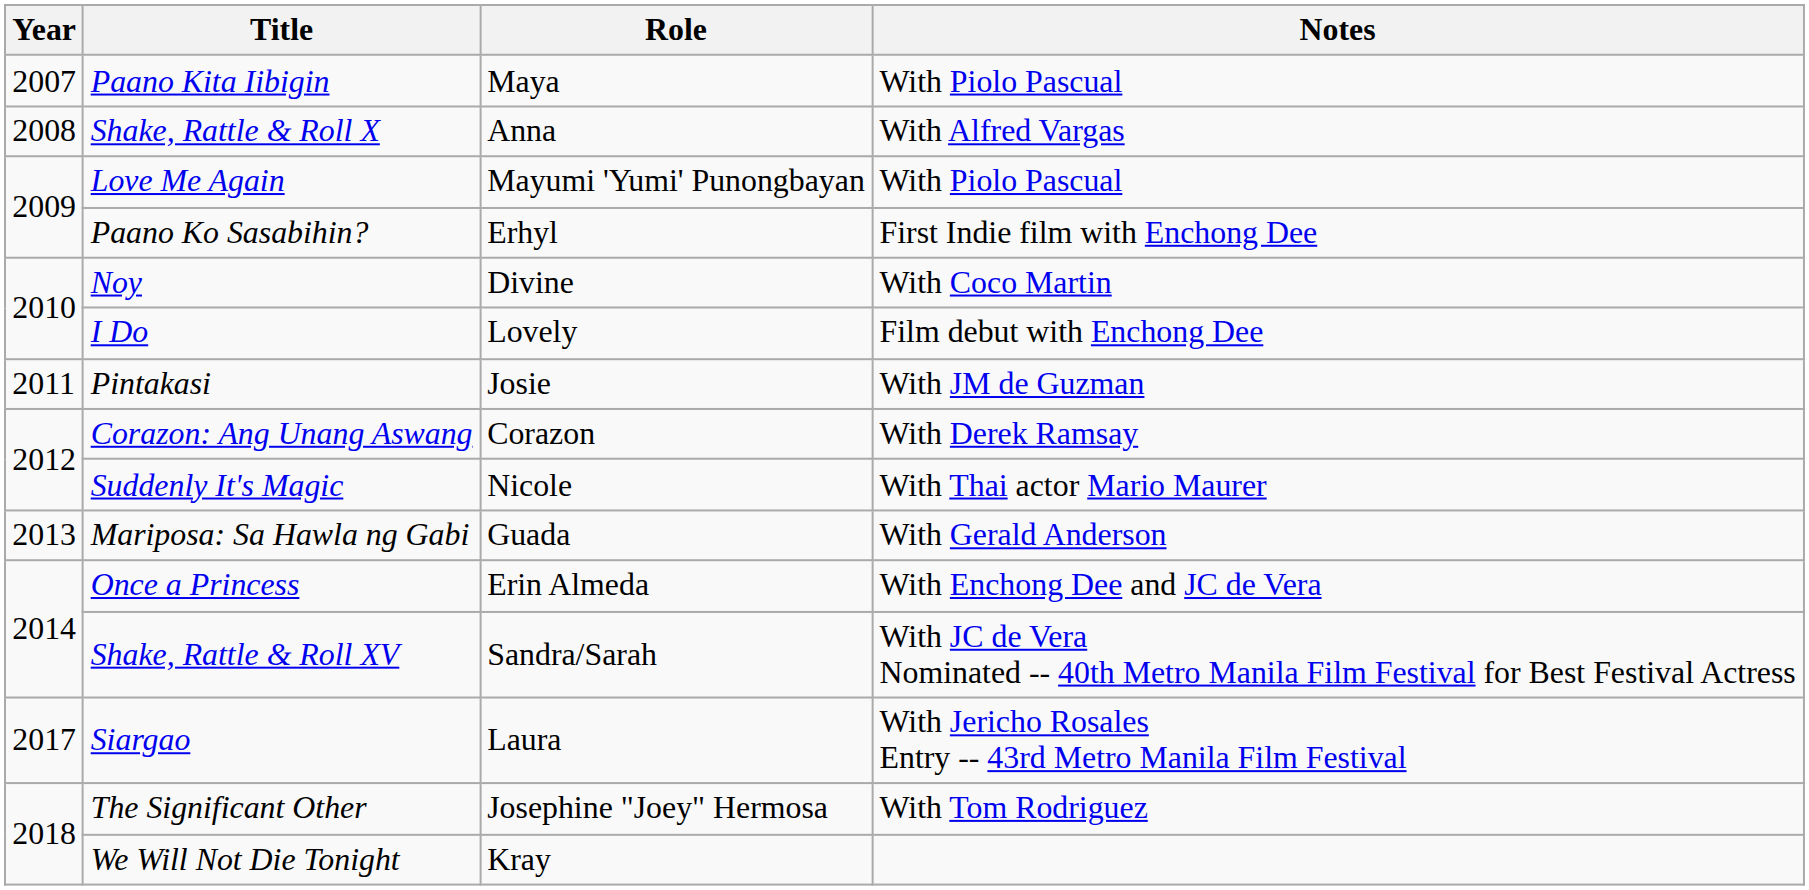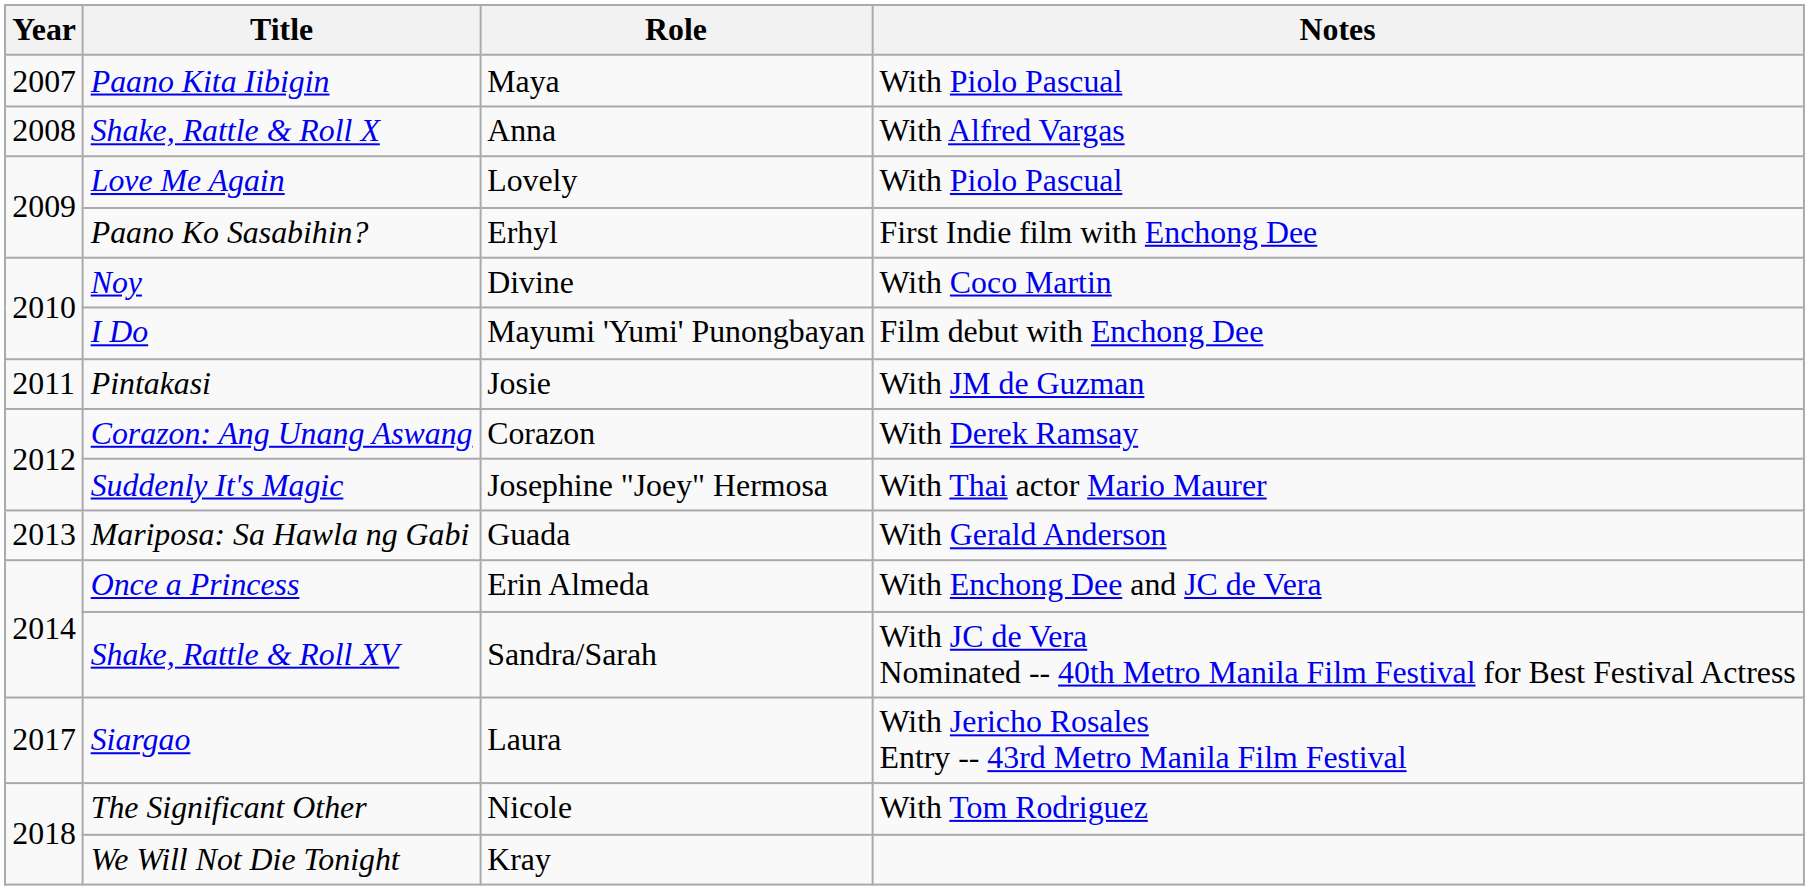(676, 181) Mayumi 'Yumi' Punongbayan -> (532, 181) Lovely
(532, 332) Lovely -> (676, 332) Mayumi 'Yumi' Punongbayan
(530, 484) Nicole -> (658, 484) Josephine "Joey" Hermosa
(658, 808) Josephine "Joey" Hermosa -> (530, 808) Nicole
